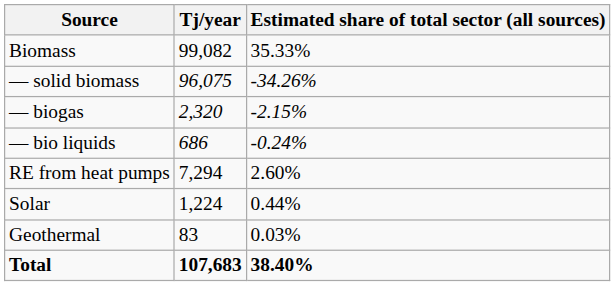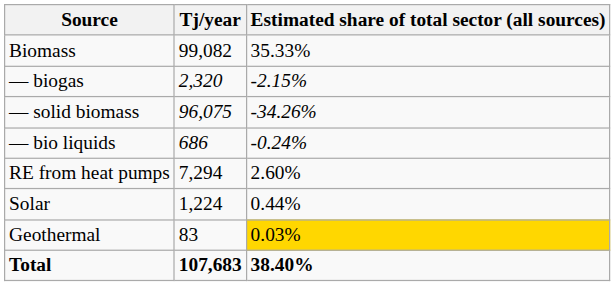rows swapped: (74, 81) <-> (46, 111)
(276, 234) no background -> (276, 234) gold background
